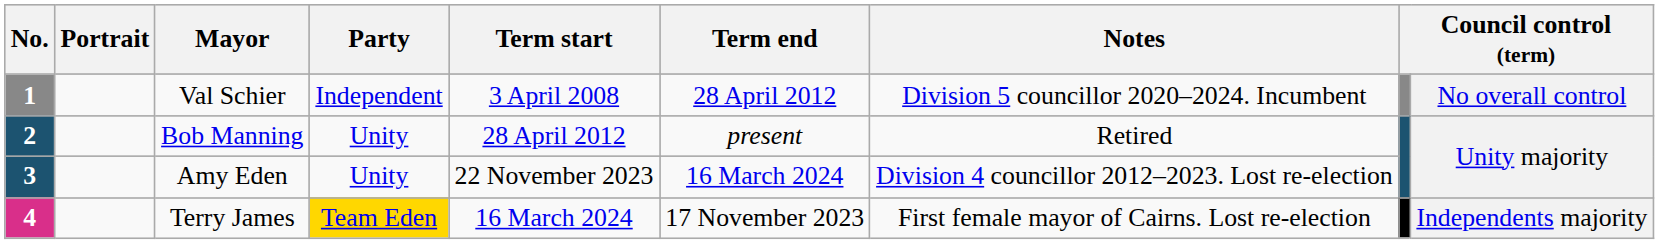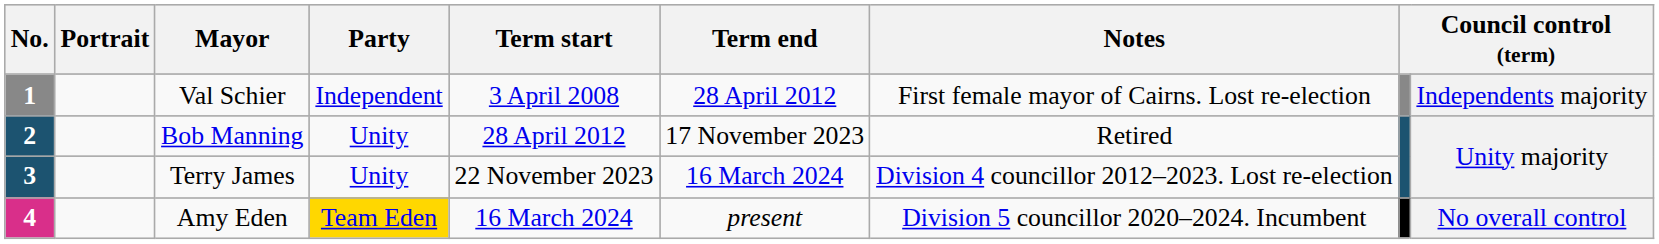(1134, 94) Division 5 councillor 2020–2024. Incumbent -> (1134, 94) First female mayor of Cairns. Lost re-election
(1532, 94) No overall control -> (1532, 94) Independents majority
(765, 135) present -> (765, 135) 17 November 2023
(232, 176) Amy Eden -> (232, 176) Terry James
(232, 217) Terry James -> (232, 217) Amy Eden
(765, 217) 17 November 2023 -> (765, 217) present
(1134, 217) First female mayor of Cairns. Lost re-election -> (1134, 217) Division 5 councillor 2020–2024. Incumbent
(1532, 217) Independents majority -> (1532, 217) No overall control
